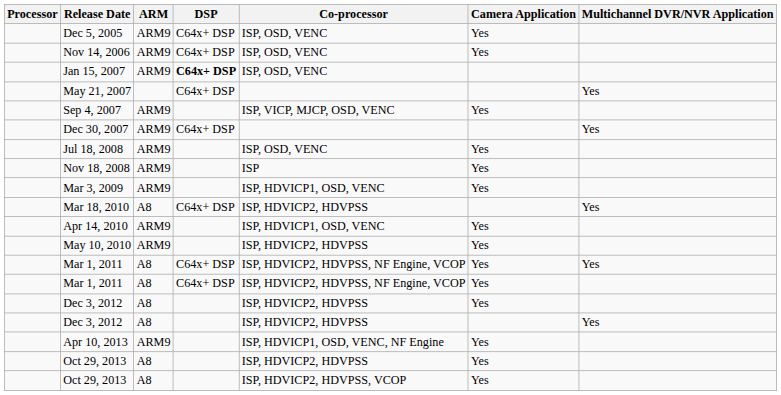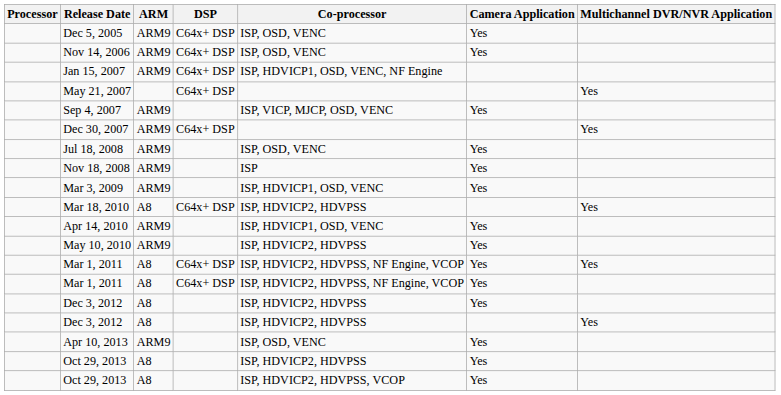(206, 71) bold -> (205, 71) normal
(284, 71) ISP, OSD, VENC -> (341, 71) ISP, HDVICP1, OSD, VENC, NF Engine
(343, 341) ISP, HDVICP1, OSD, VENC, NF Engine -> (283, 341) ISP, OSD, VENC
